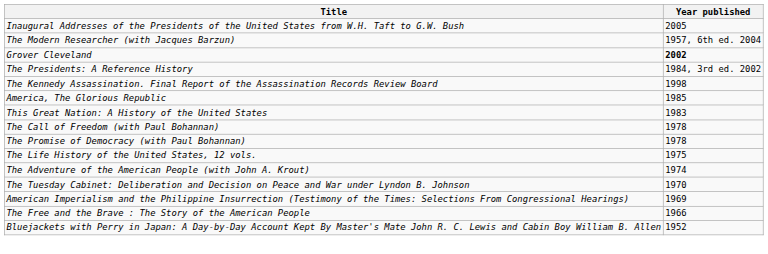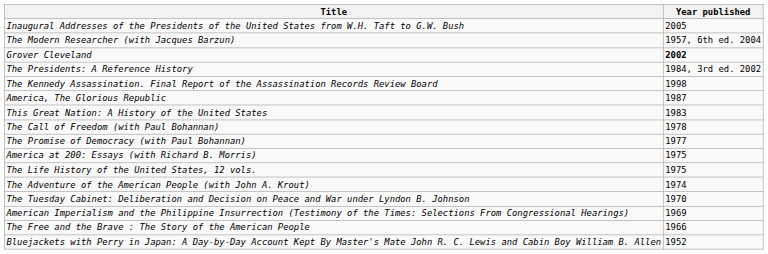(676, 98) 1985 -> (676, 98) 1987
(676, 141) 1978 -> (676, 141) 1977
+ row: (132, 156)
